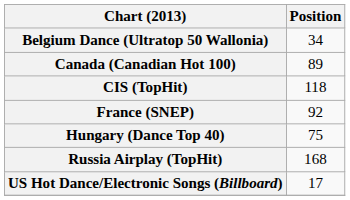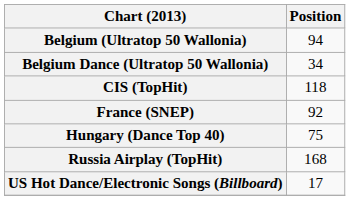+ row: (145, 40)
- row: (145, 64)
